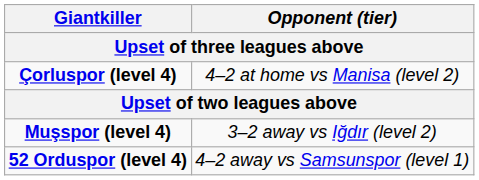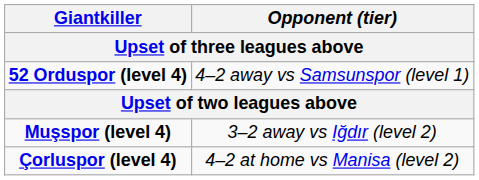rows swapped: (98, 160) <-> (98, 75)
